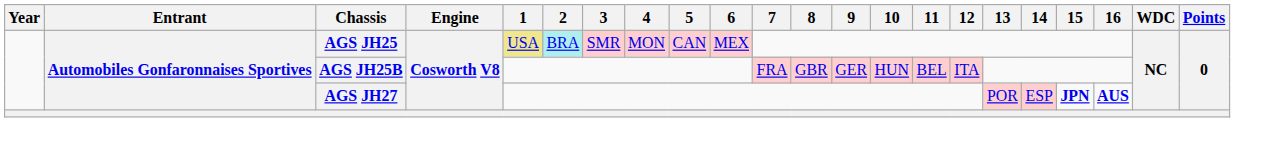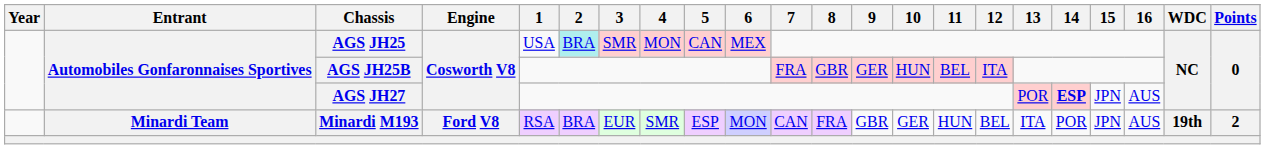(523, 43) khaki background -> (539, 43) no background
(1039, 95) normal -> (1071, 95) bold
(1075, 95) bold -> (1108, 95) normal
(1113, 95) bold -> (1144, 95) normal
+ row: (369, 122)
